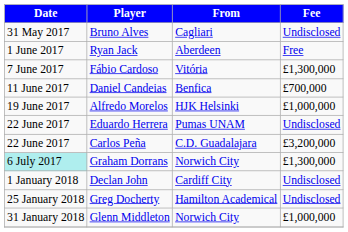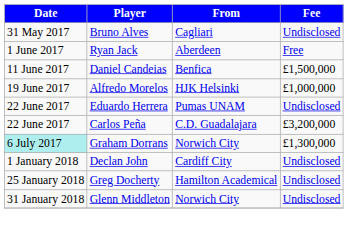- row: (124, 69)
(305, 87) £700,000 -> (309, 69) £1,500,000
(309, 217) £1,000,000 -> (312, 198) Undisclosed
